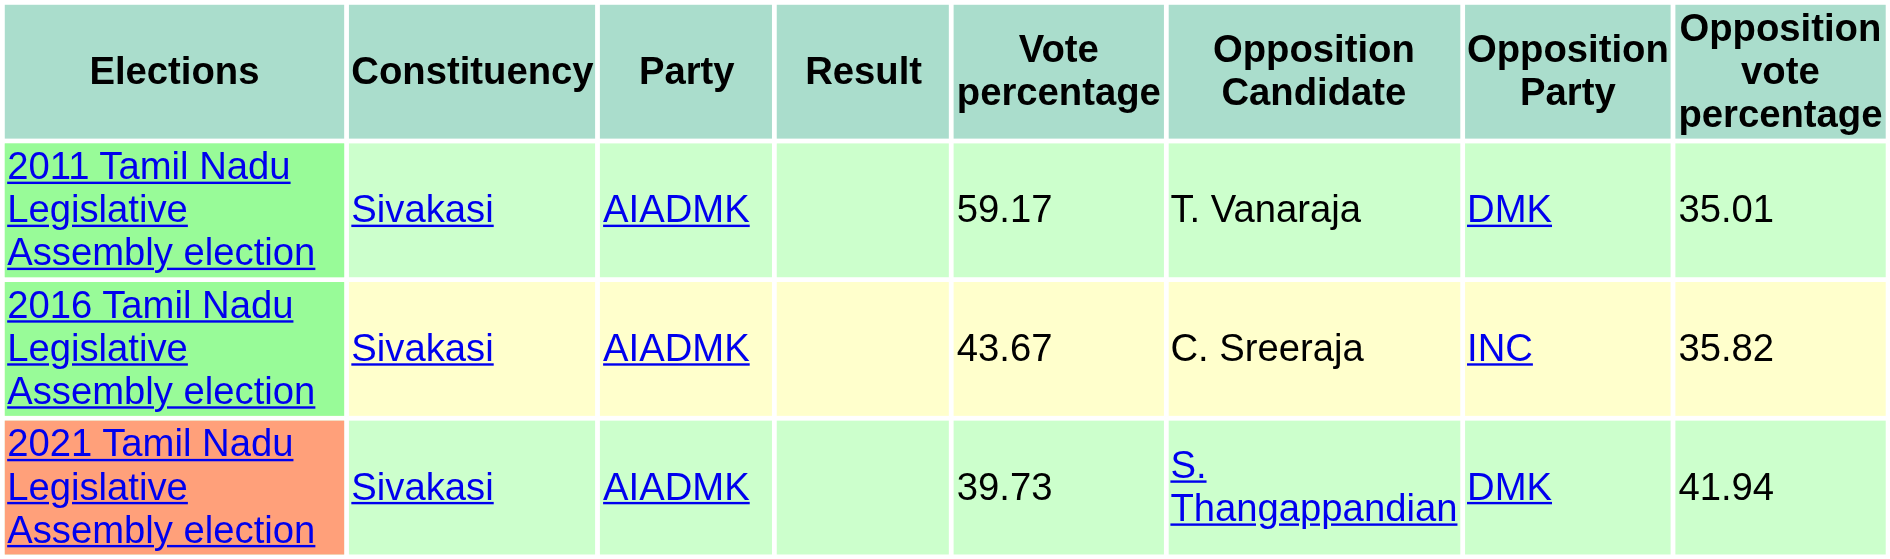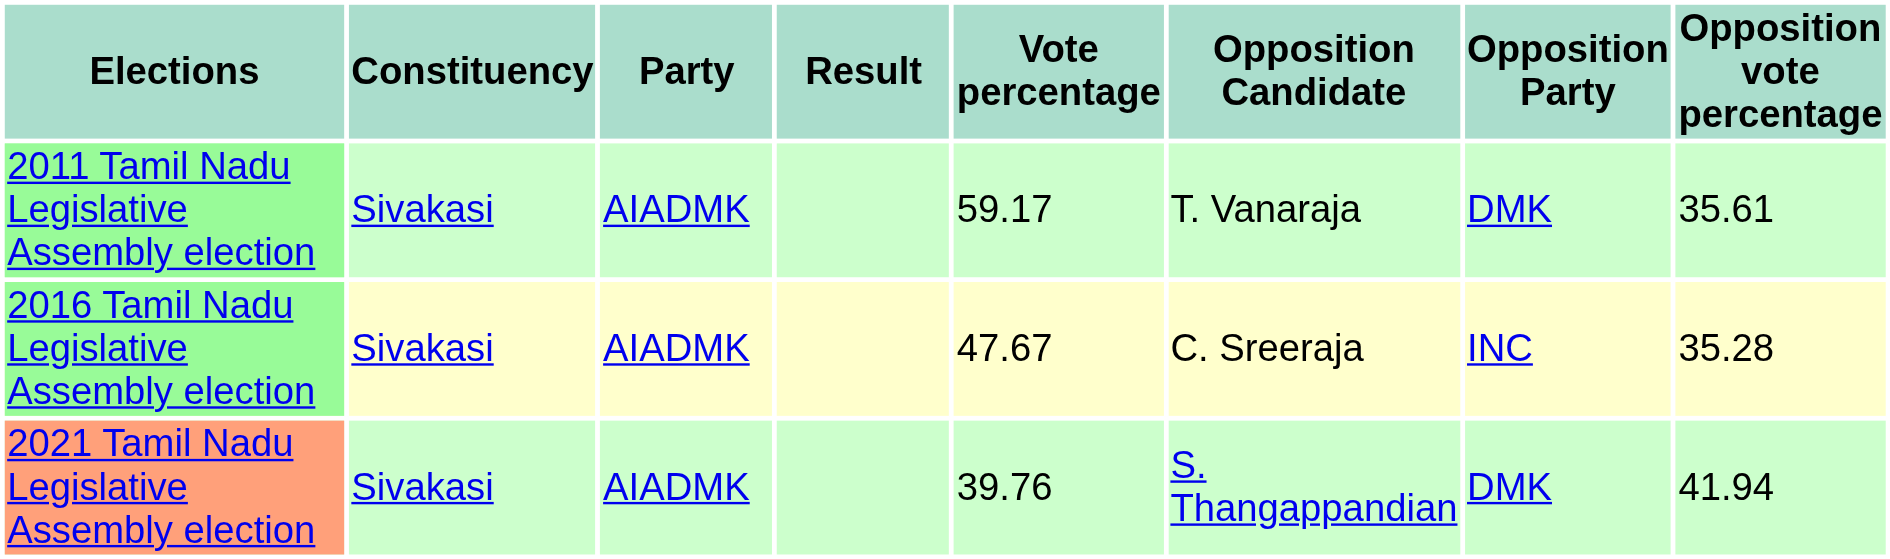(1726, 209) 35.01 -> (1726, 209) 35.61
(1005, 348) 43.67 -> (1005, 348) 47.67
(1726, 348) 35.82 -> (1726, 348) 35.28
(1005, 486) 39.73 -> (1005, 486) 39.76
